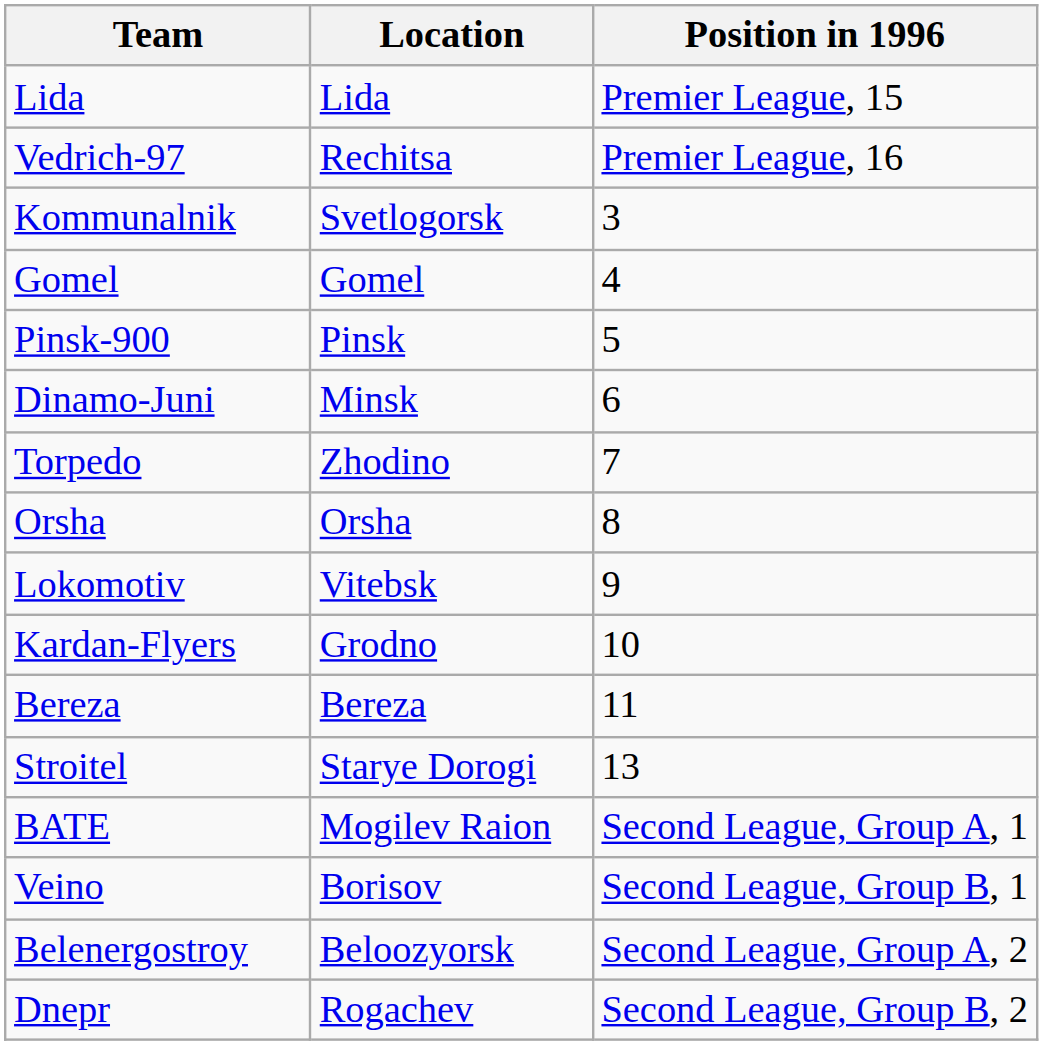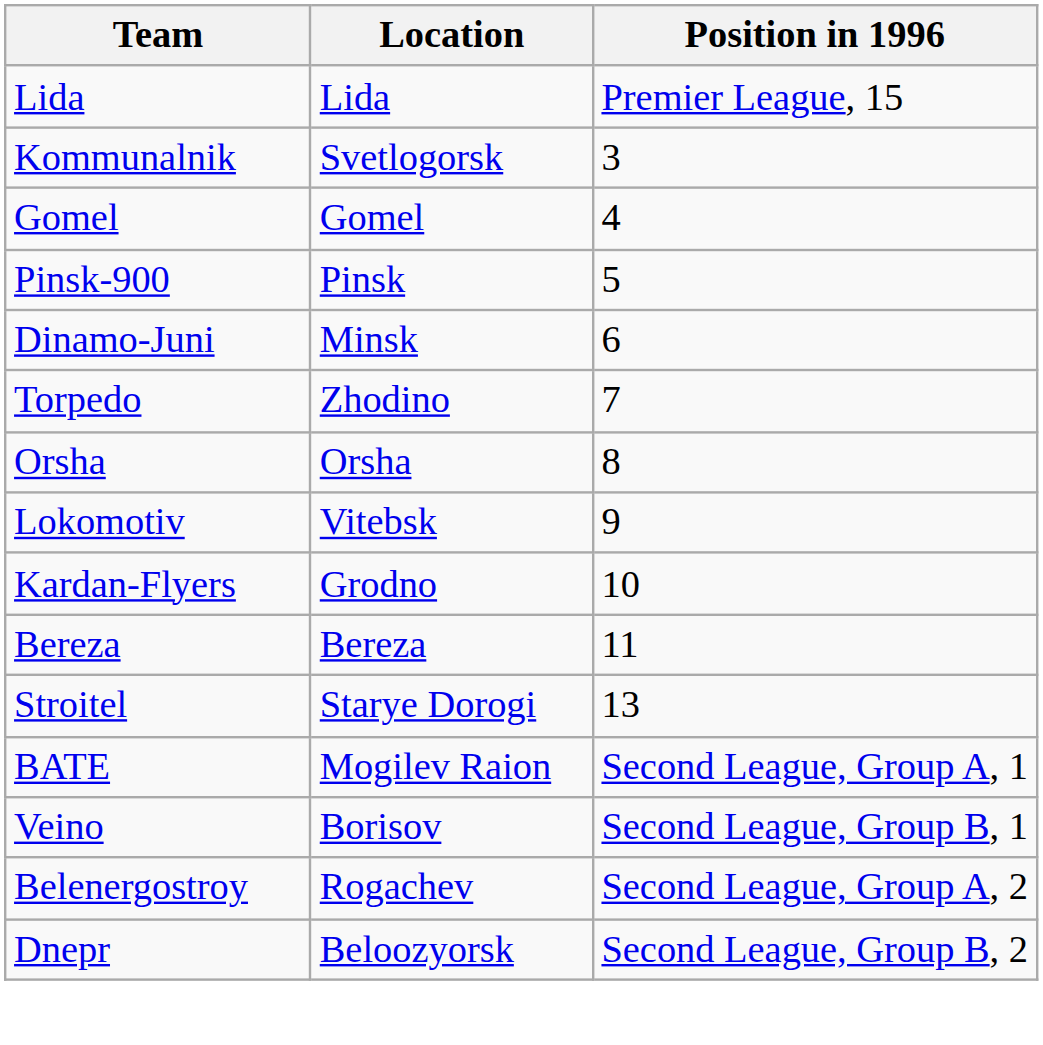- row: (99, 156)
(417, 948) Beloozyorsk -> (397, 887) Rogachev
(397, 1009) Rogachev -> (417, 948) Beloozyorsk
